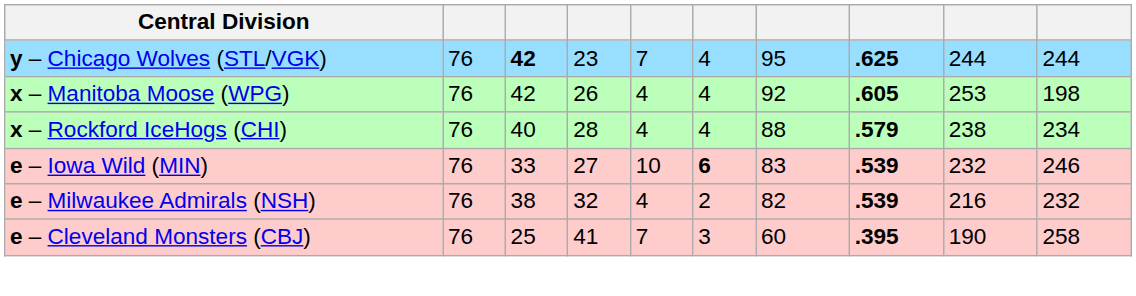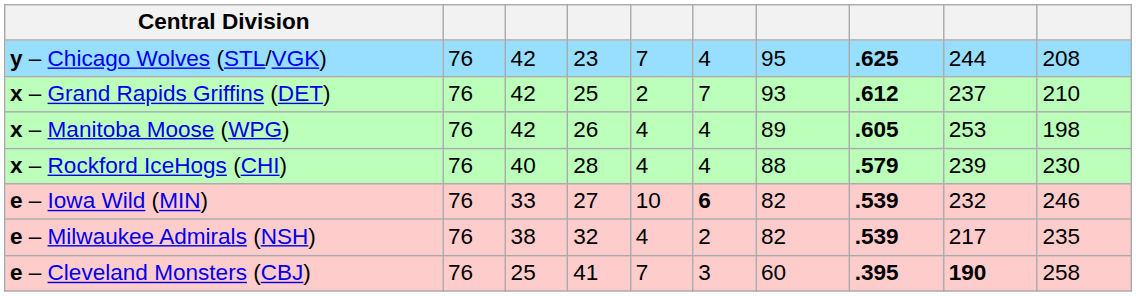(523, 58) bold -> (523, 58) normal
(1061, 58) 244 -> (1061, 58) 208
+ row: (170, 93)
(773, 93) 92 -> (773, 129) 89
(967, 129) 238 -> (967, 165) 239
(1061, 129) 234 -> (1061, 165) 230
(773, 165) 83 -> (773, 201) 82
(967, 201) 216 -> (967, 237) 217
(1061, 201) 232 -> (1061, 237) 235
(967, 237) normal -> (967, 272) bold
